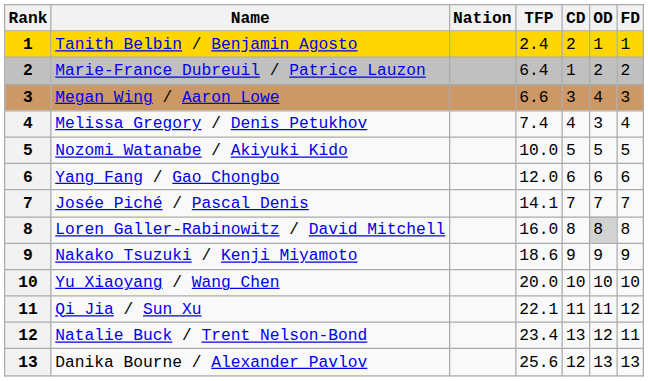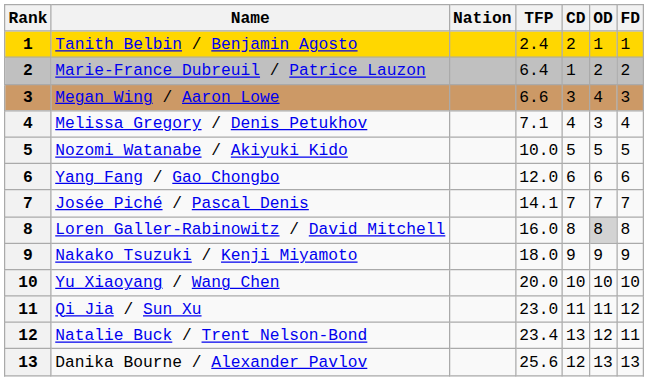(534, 124) 7.4 -> (534, 124) 7.1
(539, 256) 18.6 -> (539, 256) 18.0
(539, 309) 22.1 -> (539, 309) 23.0
